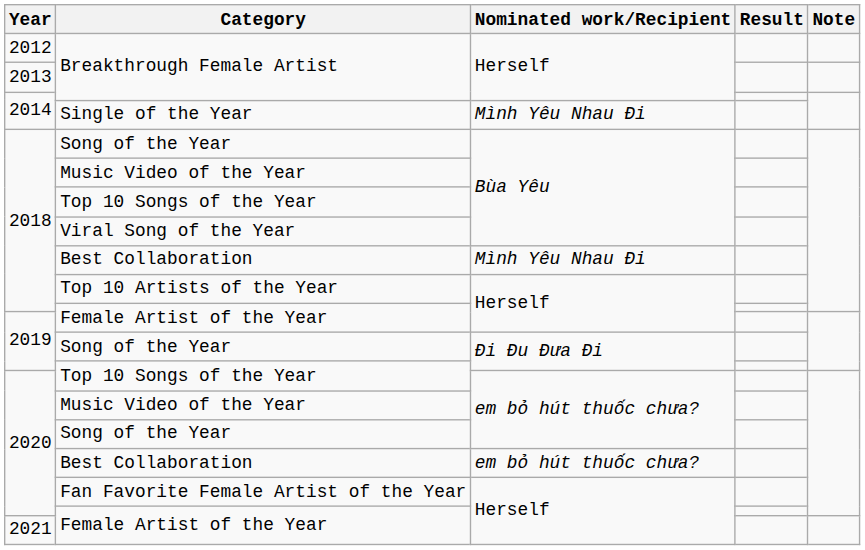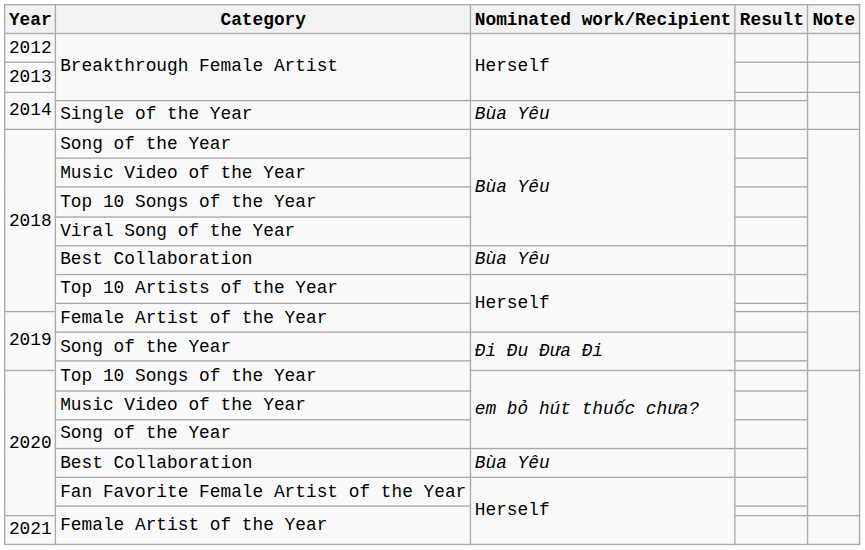(560, 115) Mình Yêu Nhau Đi -> (512, 115) Bùa Yêu
(560, 260) Mình Yêu Nhau Đi -> (512, 260) Bùa Yêu
(587, 463) em bỏ hút thuốc chưa? -> (512, 463) Bùa Yêu
